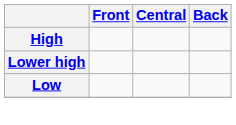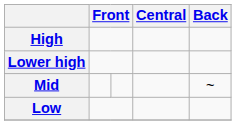+ row: (47, 85)
